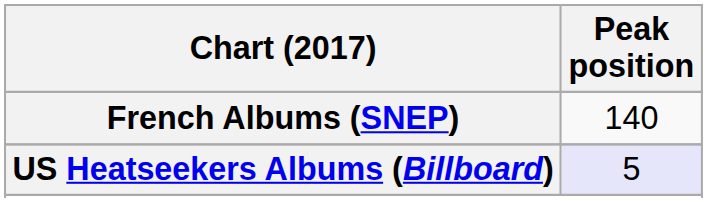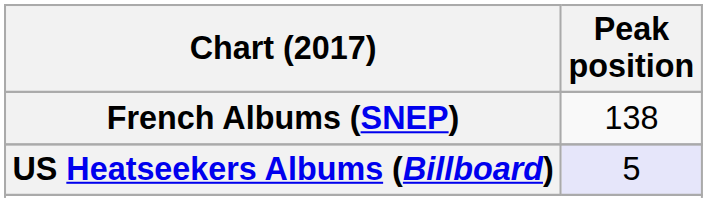(631, 117) 140 -> (631, 117) 138
